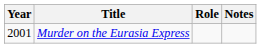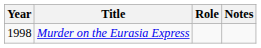(19, 33) 2001 -> (19, 33) 1998
